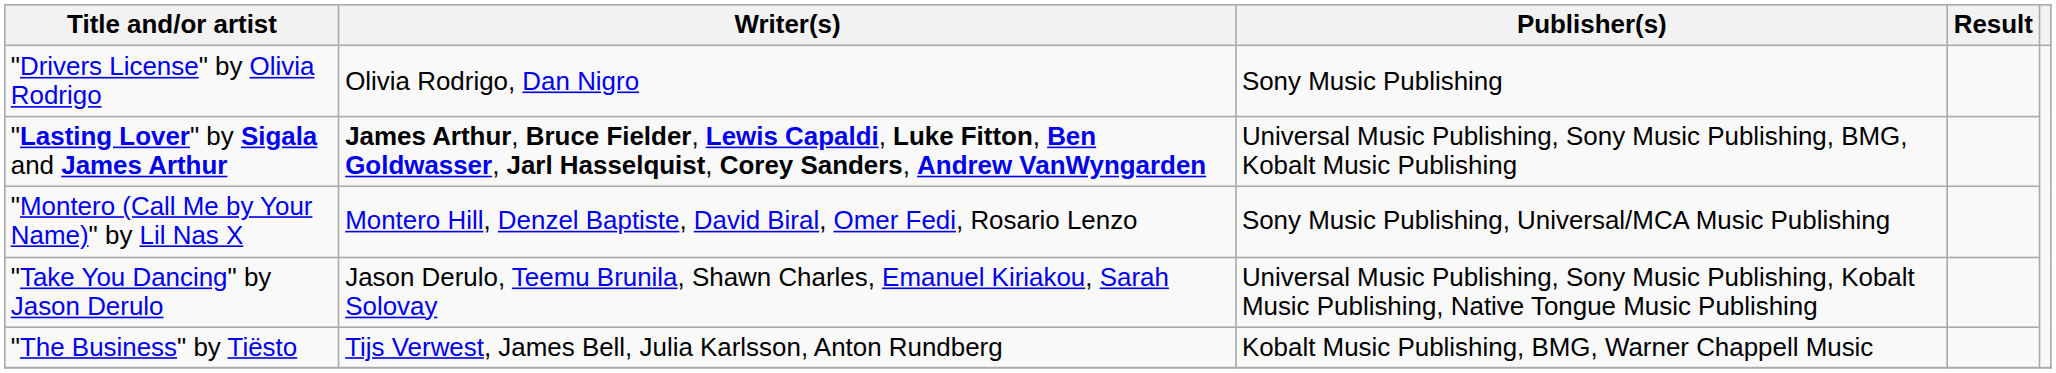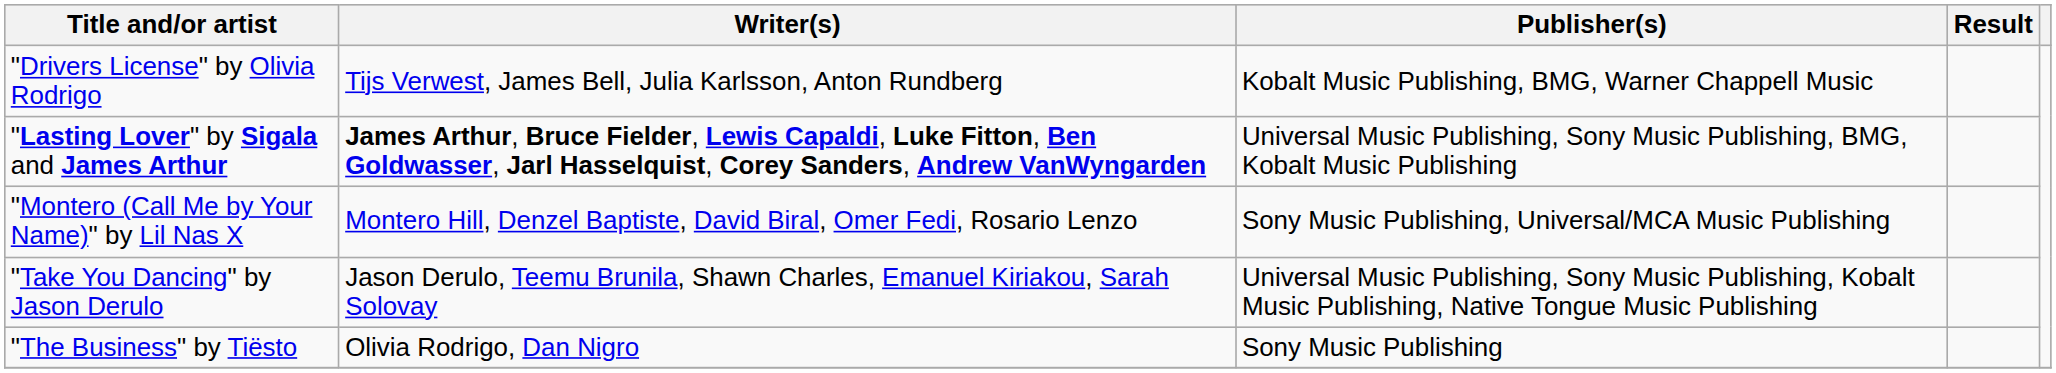(492, 80) Olivia Rodrigo, Dan Nigro -> (674, 80) Tijs Verwest, James Bell, Julia Karlsson, Anton Rundberg
(1372, 80) Sony Music Publishing -> (1558, 80) Kobalt Music Publishing, BMG, Warner Chappell Music
(674, 347) Tijs Verwest, James Bell, Julia Karlsson, Anton Rundberg -> (492, 347) Olivia Rodrigo, Dan Nigro
(1558, 347) Kobalt Music Publishing, BMG, Warner Chappell Music -> (1372, 347) Sony Music Publishing
